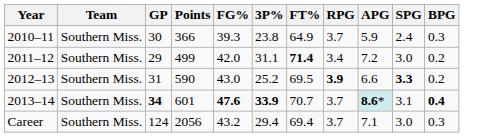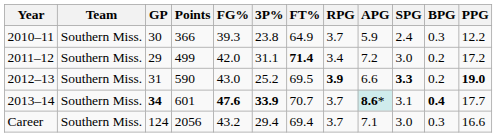+ column: (475, 15)
